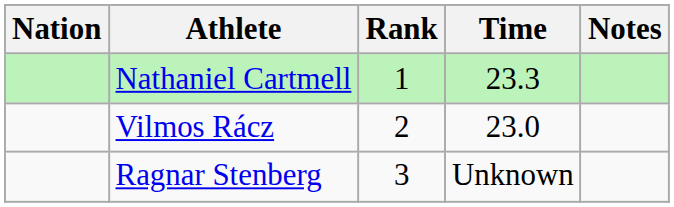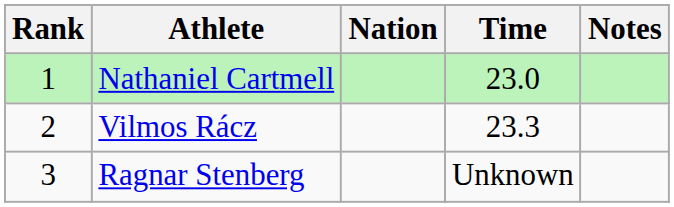columns swapped: (402, 28) <-> (57, 28)
(513, 77) 23.3 -> (513, 77) 23.0
(513, 126) 23.0 -> (513, 126) 23.3
